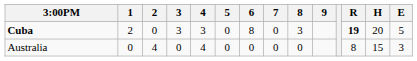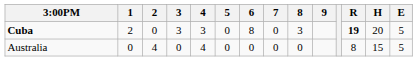(401, 47) 3 -> (401, 47) 5
